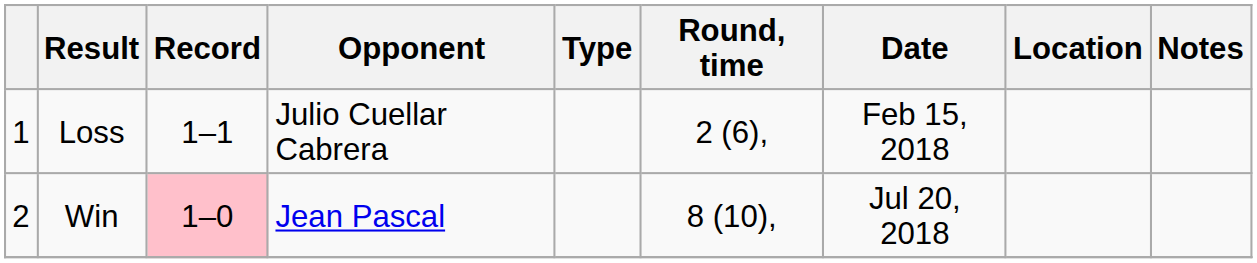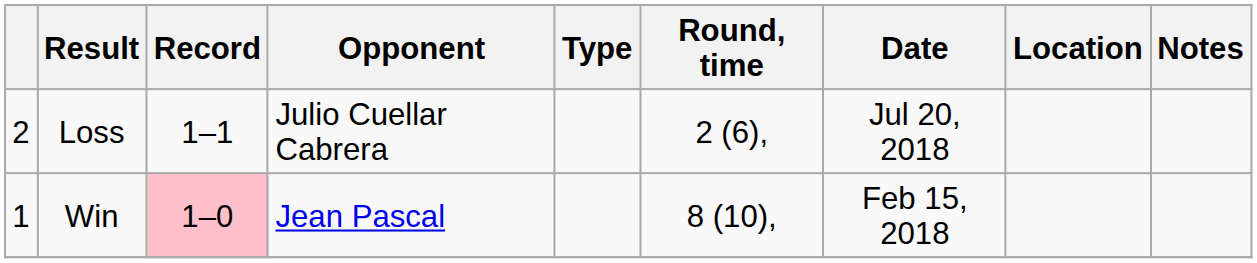(21, 131) 1 -> (21, 131) 2
(915, 131) Feb 15, 2018 -> (915, 131) Jul 20, 2018
(21, 216) 2 -> (21, 216) 1
(915, 216) Jul 20, 2018 -> (915, 216) Feb 15, 2018
